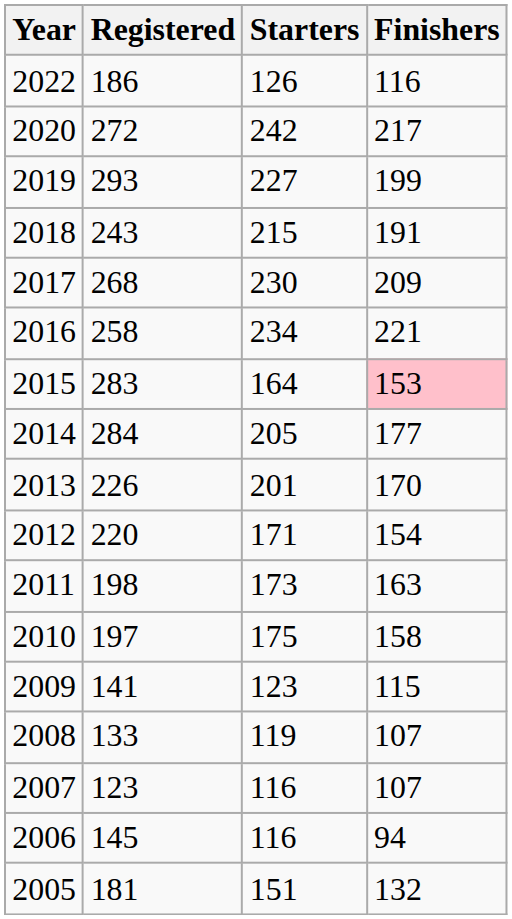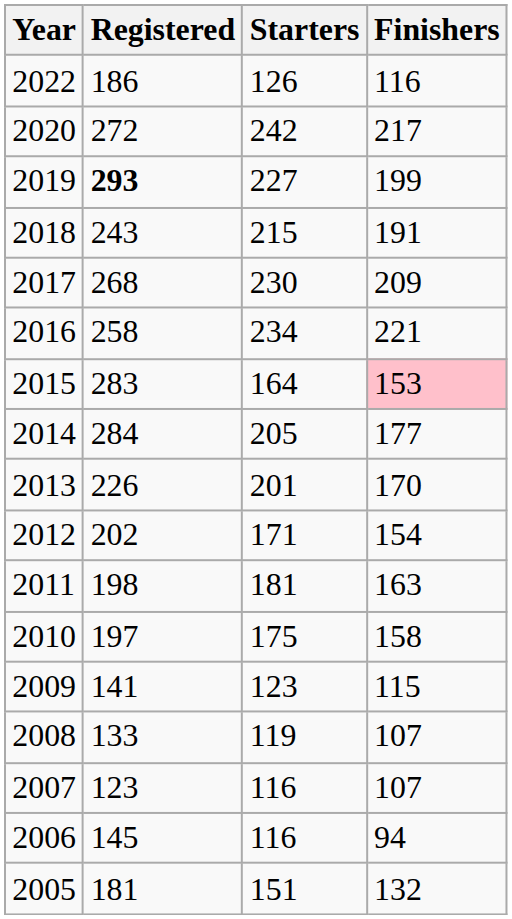(115, 181) normal -> (115, 181) bold
(115, 534) 220 -> (115, 534) 202
(274, 585) 173 -> (274, 585) 181
